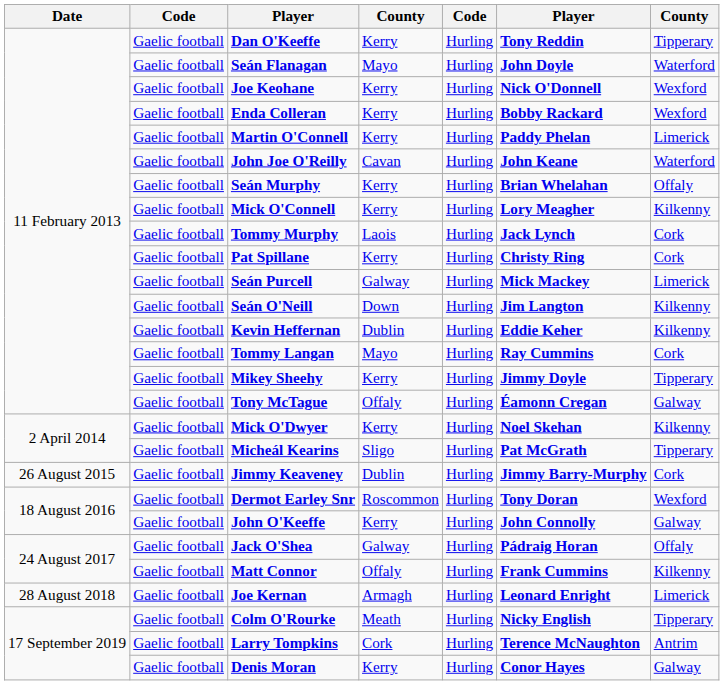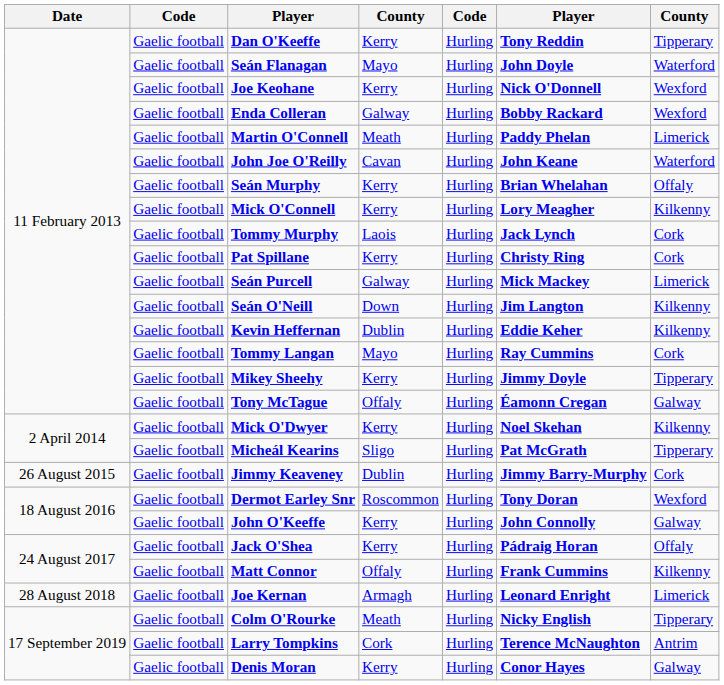(380, 112) Kerry -> (386, 112) Galway
(380, 137) Kerry -> (381, 137) Meath
(386, 546) Galway -> (380, 546) Kerry
